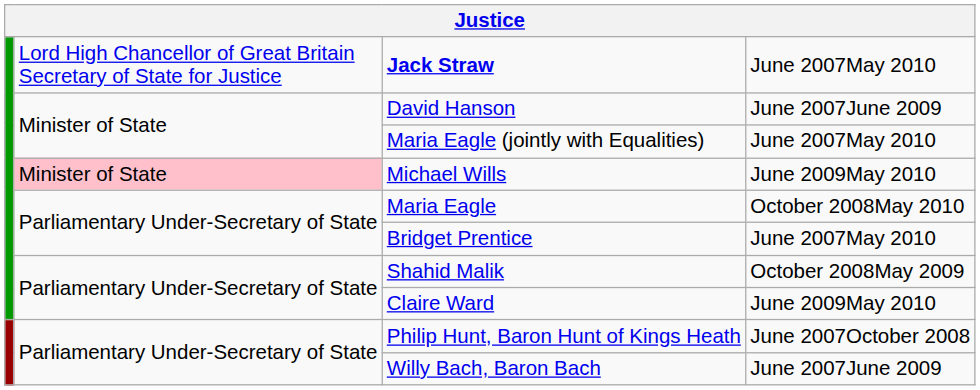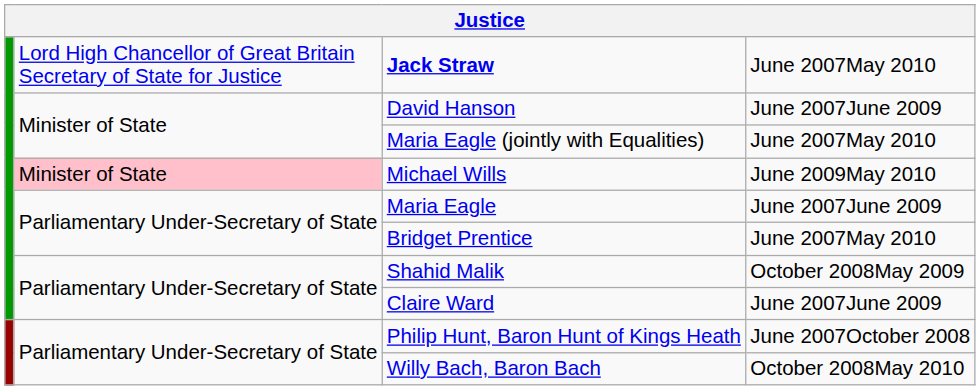(857, 206) October 2008May 2010 -> (846, 206) June 2007June 2009
(843, 303) June 2009May 2010 -> (846, 303) June 2007June 2009
(846, 368) June 2007June 2009 -> (857, 368) October 2008May 2010
